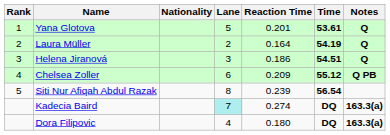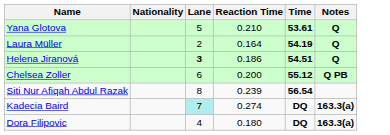- column: (19, 12)
(278, 28) 0.201 -> (249, 28) 0.210
(228, 59) normal -> (199, 59) bold
(278, 75) 0.209 -> (249, 75) 0.200
